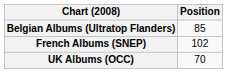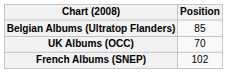rows swapped: (91, 44) <-> (91, 60)
